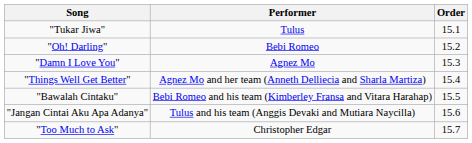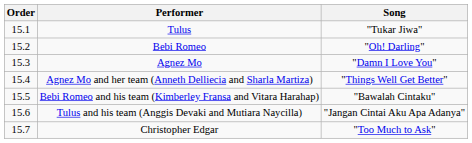columns swapped: (451, 12) <-> (77, 12)
